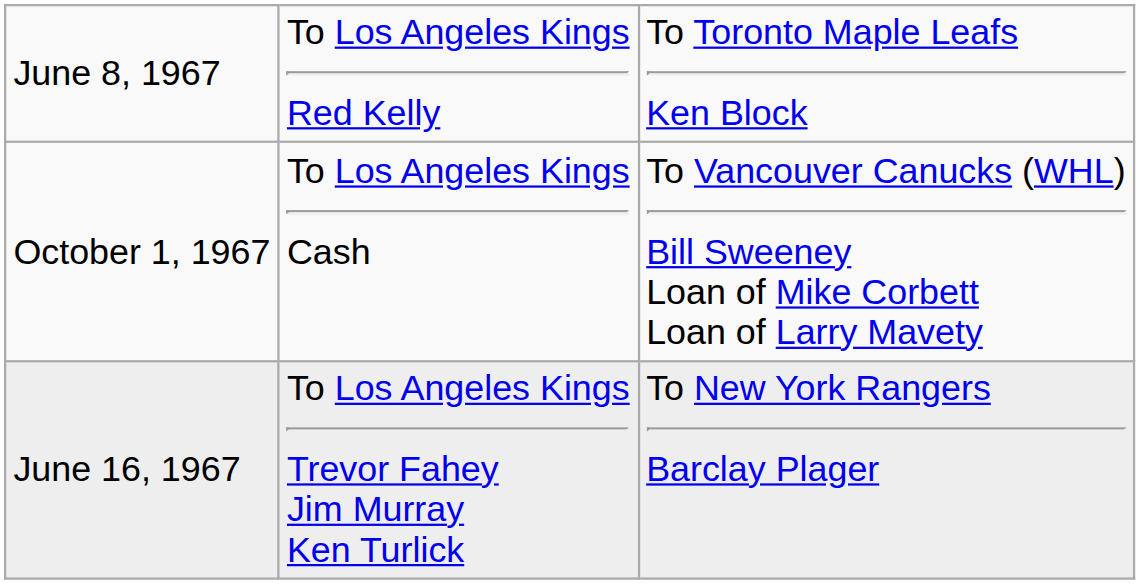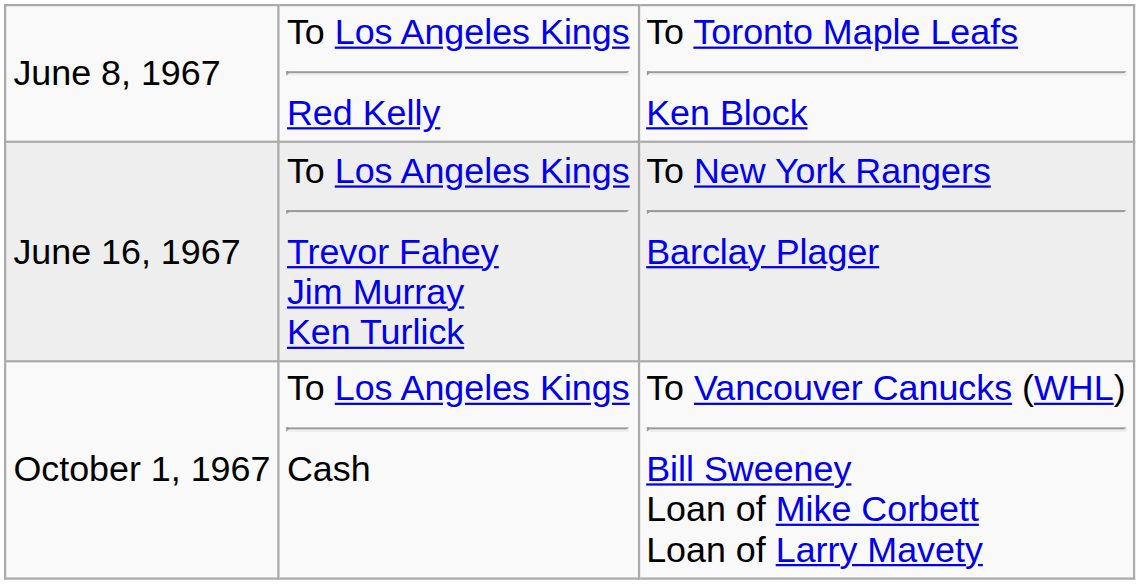rows swapped: (127, 469) <-> (142, 251)
